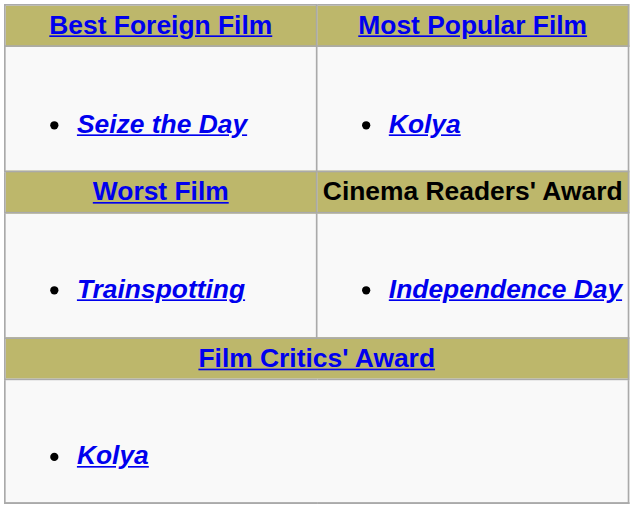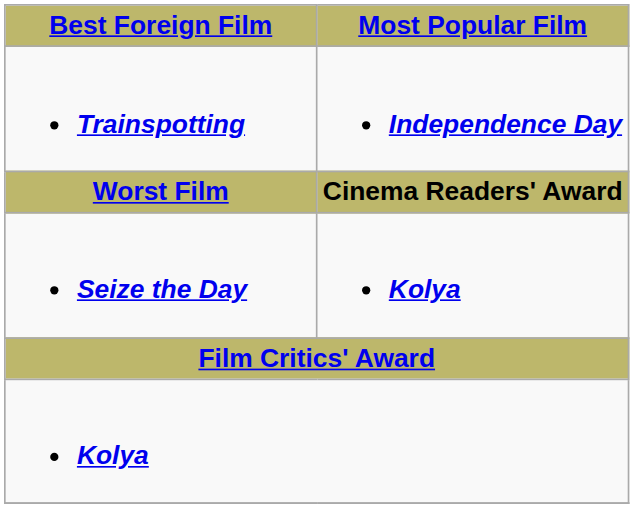rows swapped: (161, 290) <-> (161, 124)
